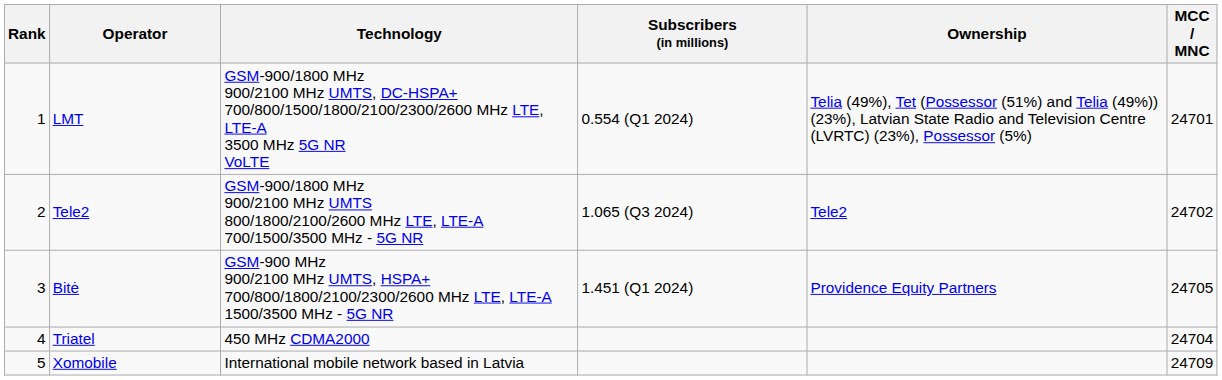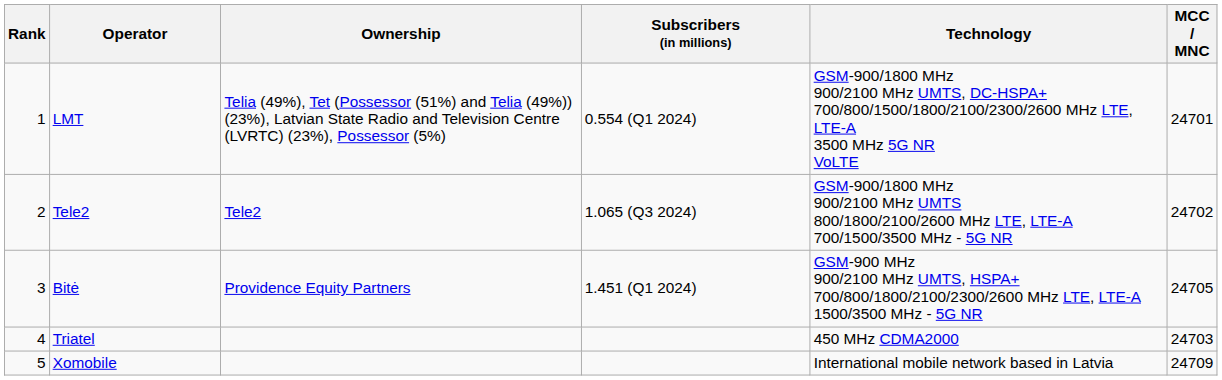columns swapped: (399, 33) <-> (987, 33)
(1192, 338) 24704 -> (1192, 338) 24703
